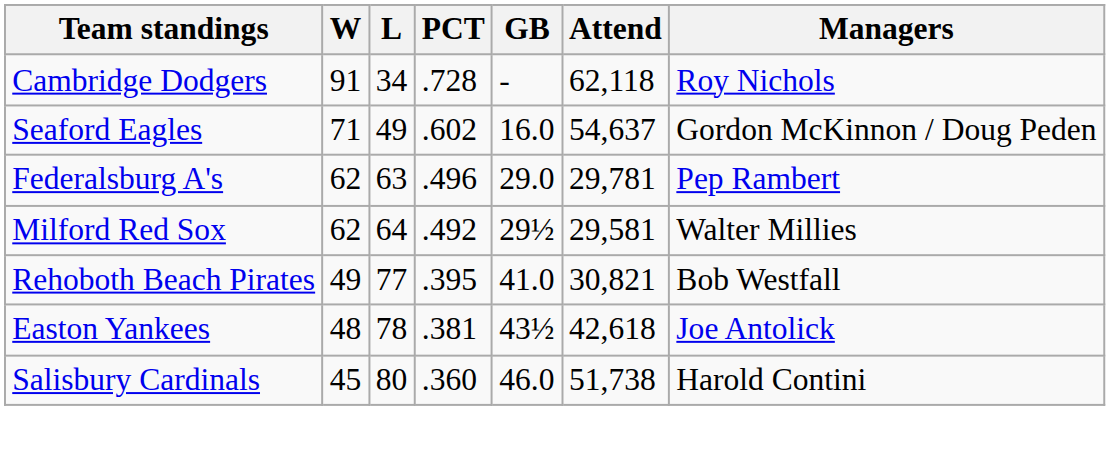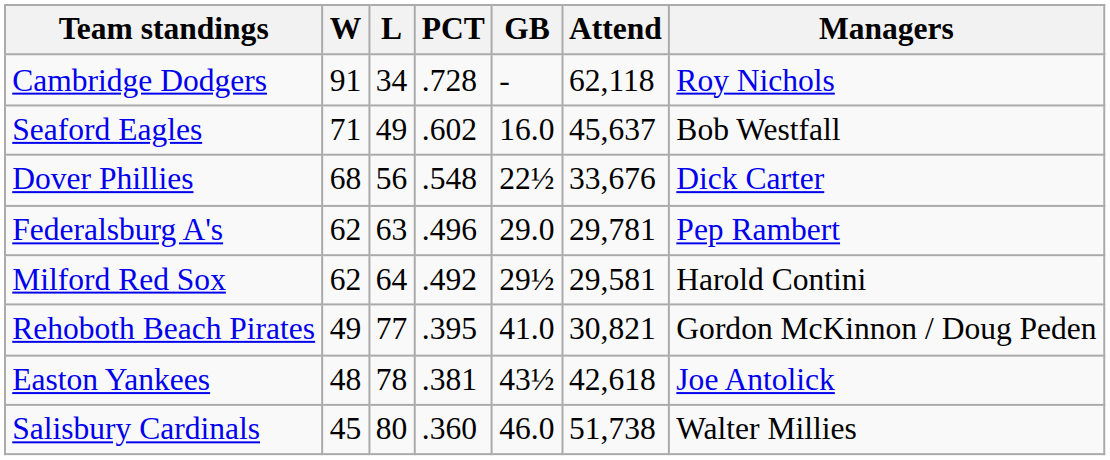(612, 129) 54,637 -> (612, 129) 45,637
(886, 129) Gordon McKinnon / Doug Peden -> (758, 129) Bob Westfall
+ row: (103, 179)
(767, 229) Walter Millies -> (771, 279) Harold Contini
(758, 279) Bob Westfall -> (886, 329) Gordon McKinnon / Doug Peden
(771, 379) Harold Contini -> (767, 429) Walter Millies
